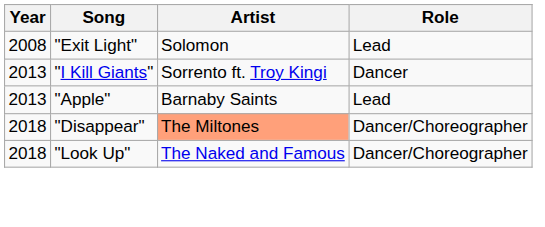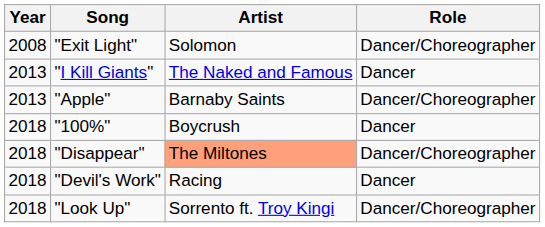(372, 45) Lead -> (448, 45) Dancer/Choreographer
(244, 72) Sorrento ft. Troy Kingi -> (261, 72) The Naked and Famous
(372, 99) Lead -> (448, 99) Dancer/Choreographer
+ row: (82, 126)
+ row: (108, 180)
(253, 153) The Naked and Famous -> (252, 208) Sorrento ft. Troy Kingi
